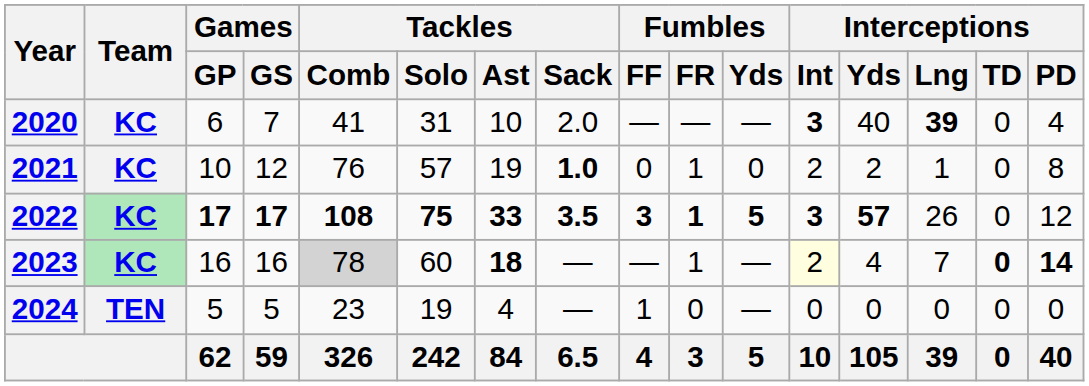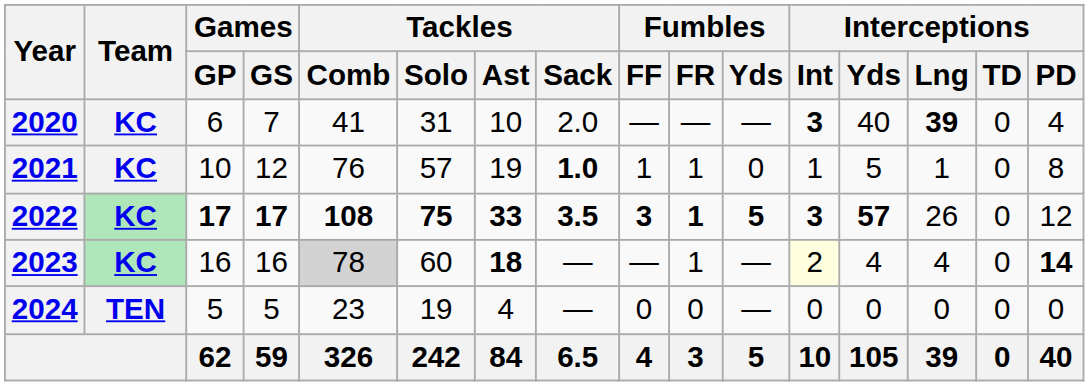(644, 168) 0 -> (644, 168) 1
(815, 168) 2 -> (815, 168) 1
(874, 168) 2 -> (874, 168) 5
(942, 262) 7 -> (942, 262) 4
(1002, 262) bold -> (1002, 262) normal
(644, 309) 1 -> (644, 309) 0
